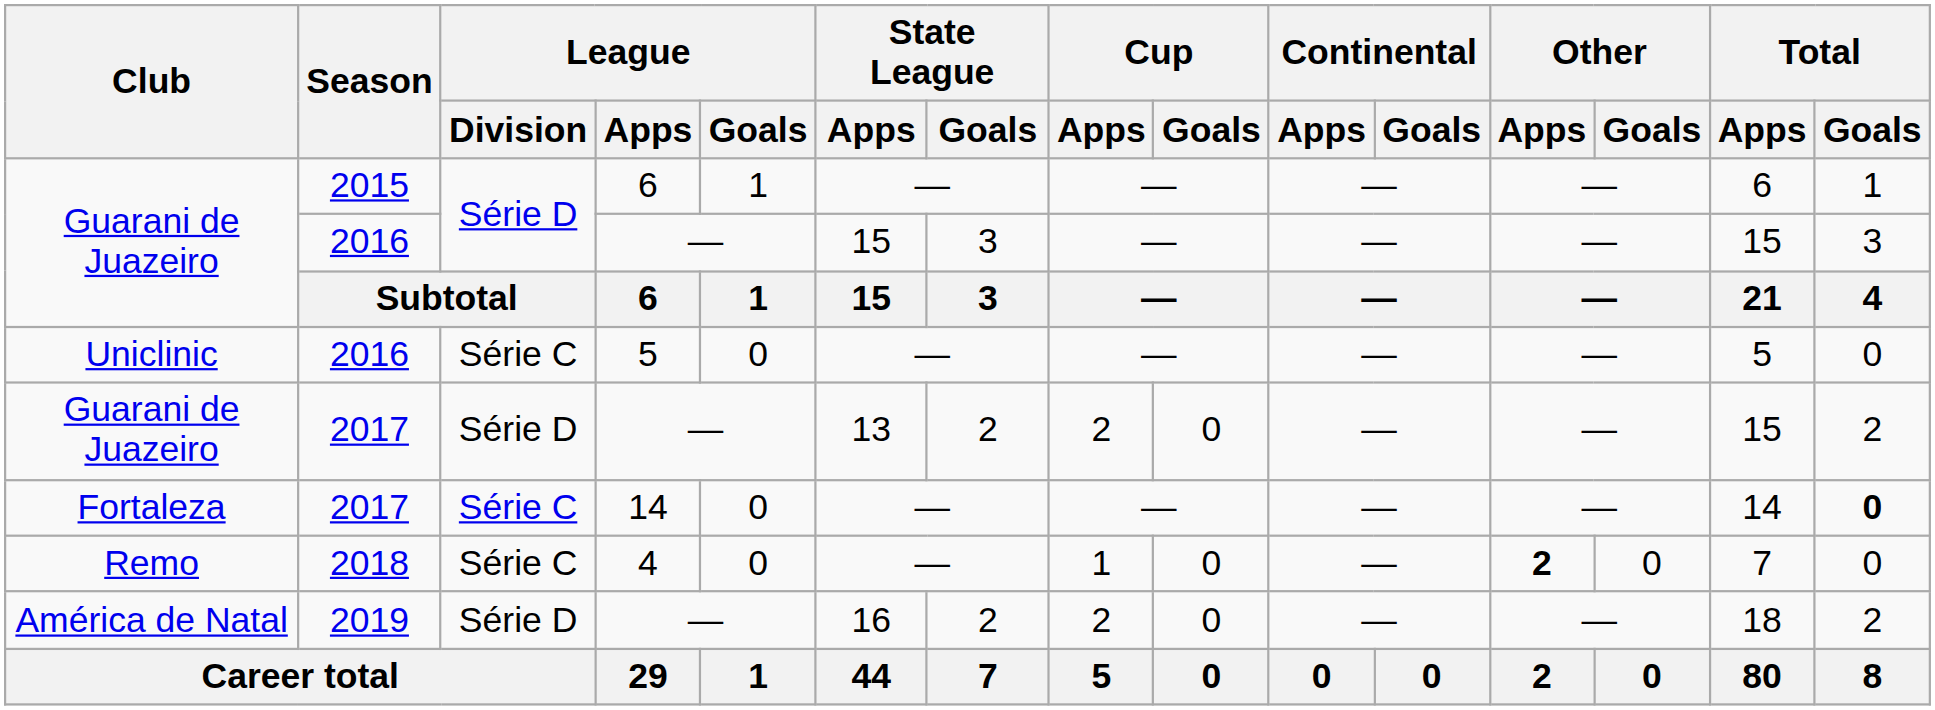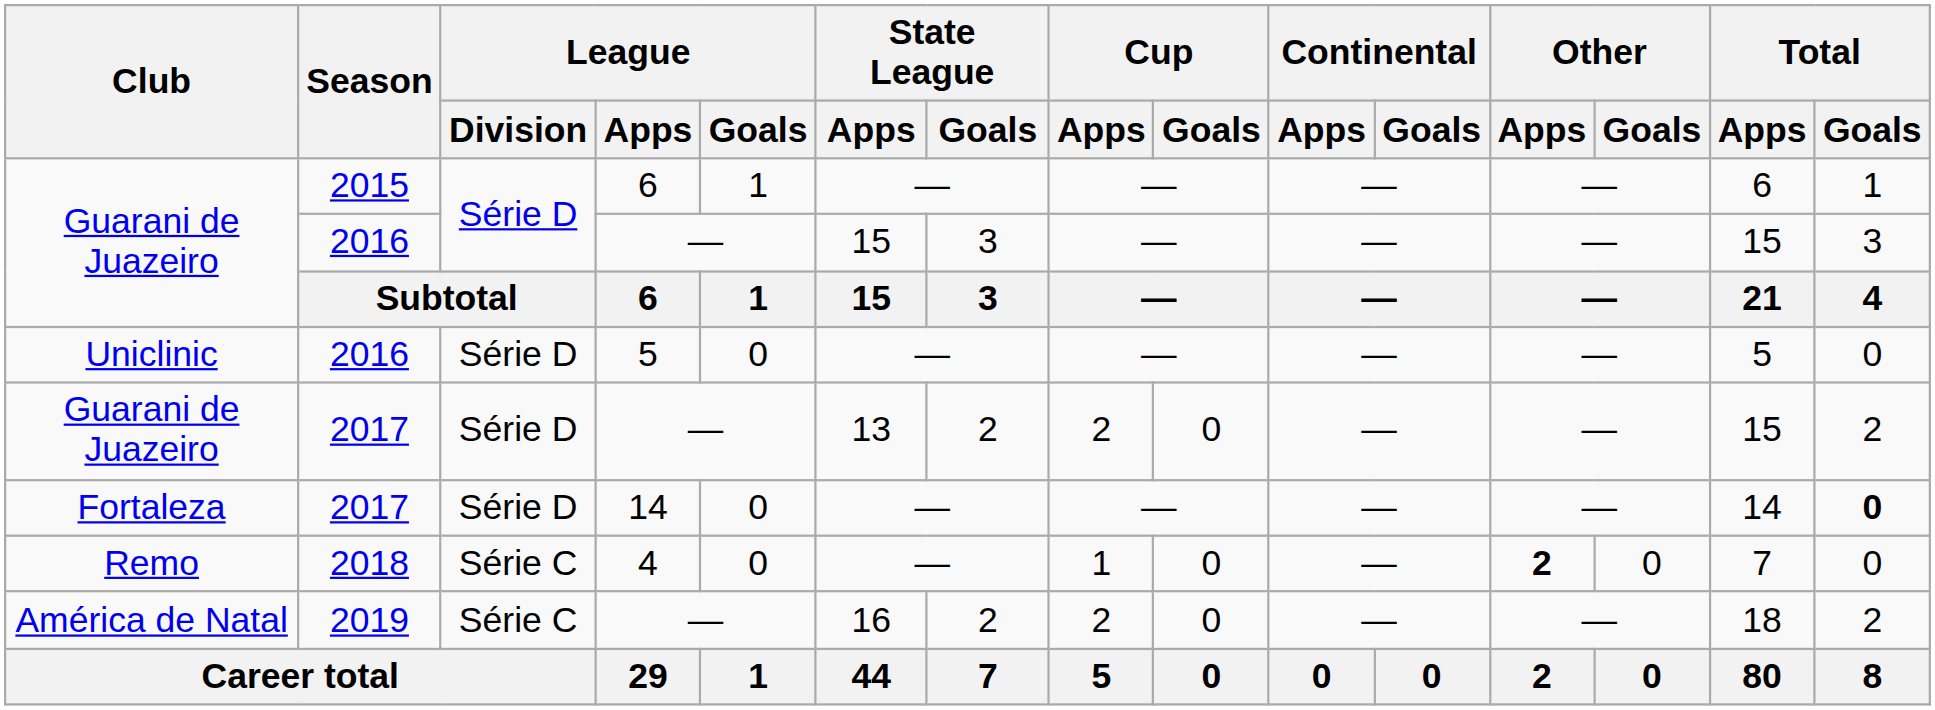(518, 354) Série C -> (518, 354) Série D
(518, 506) Série C -> (518, 506) Série D
(518, 619) Série D -> (518, 619) Série C
